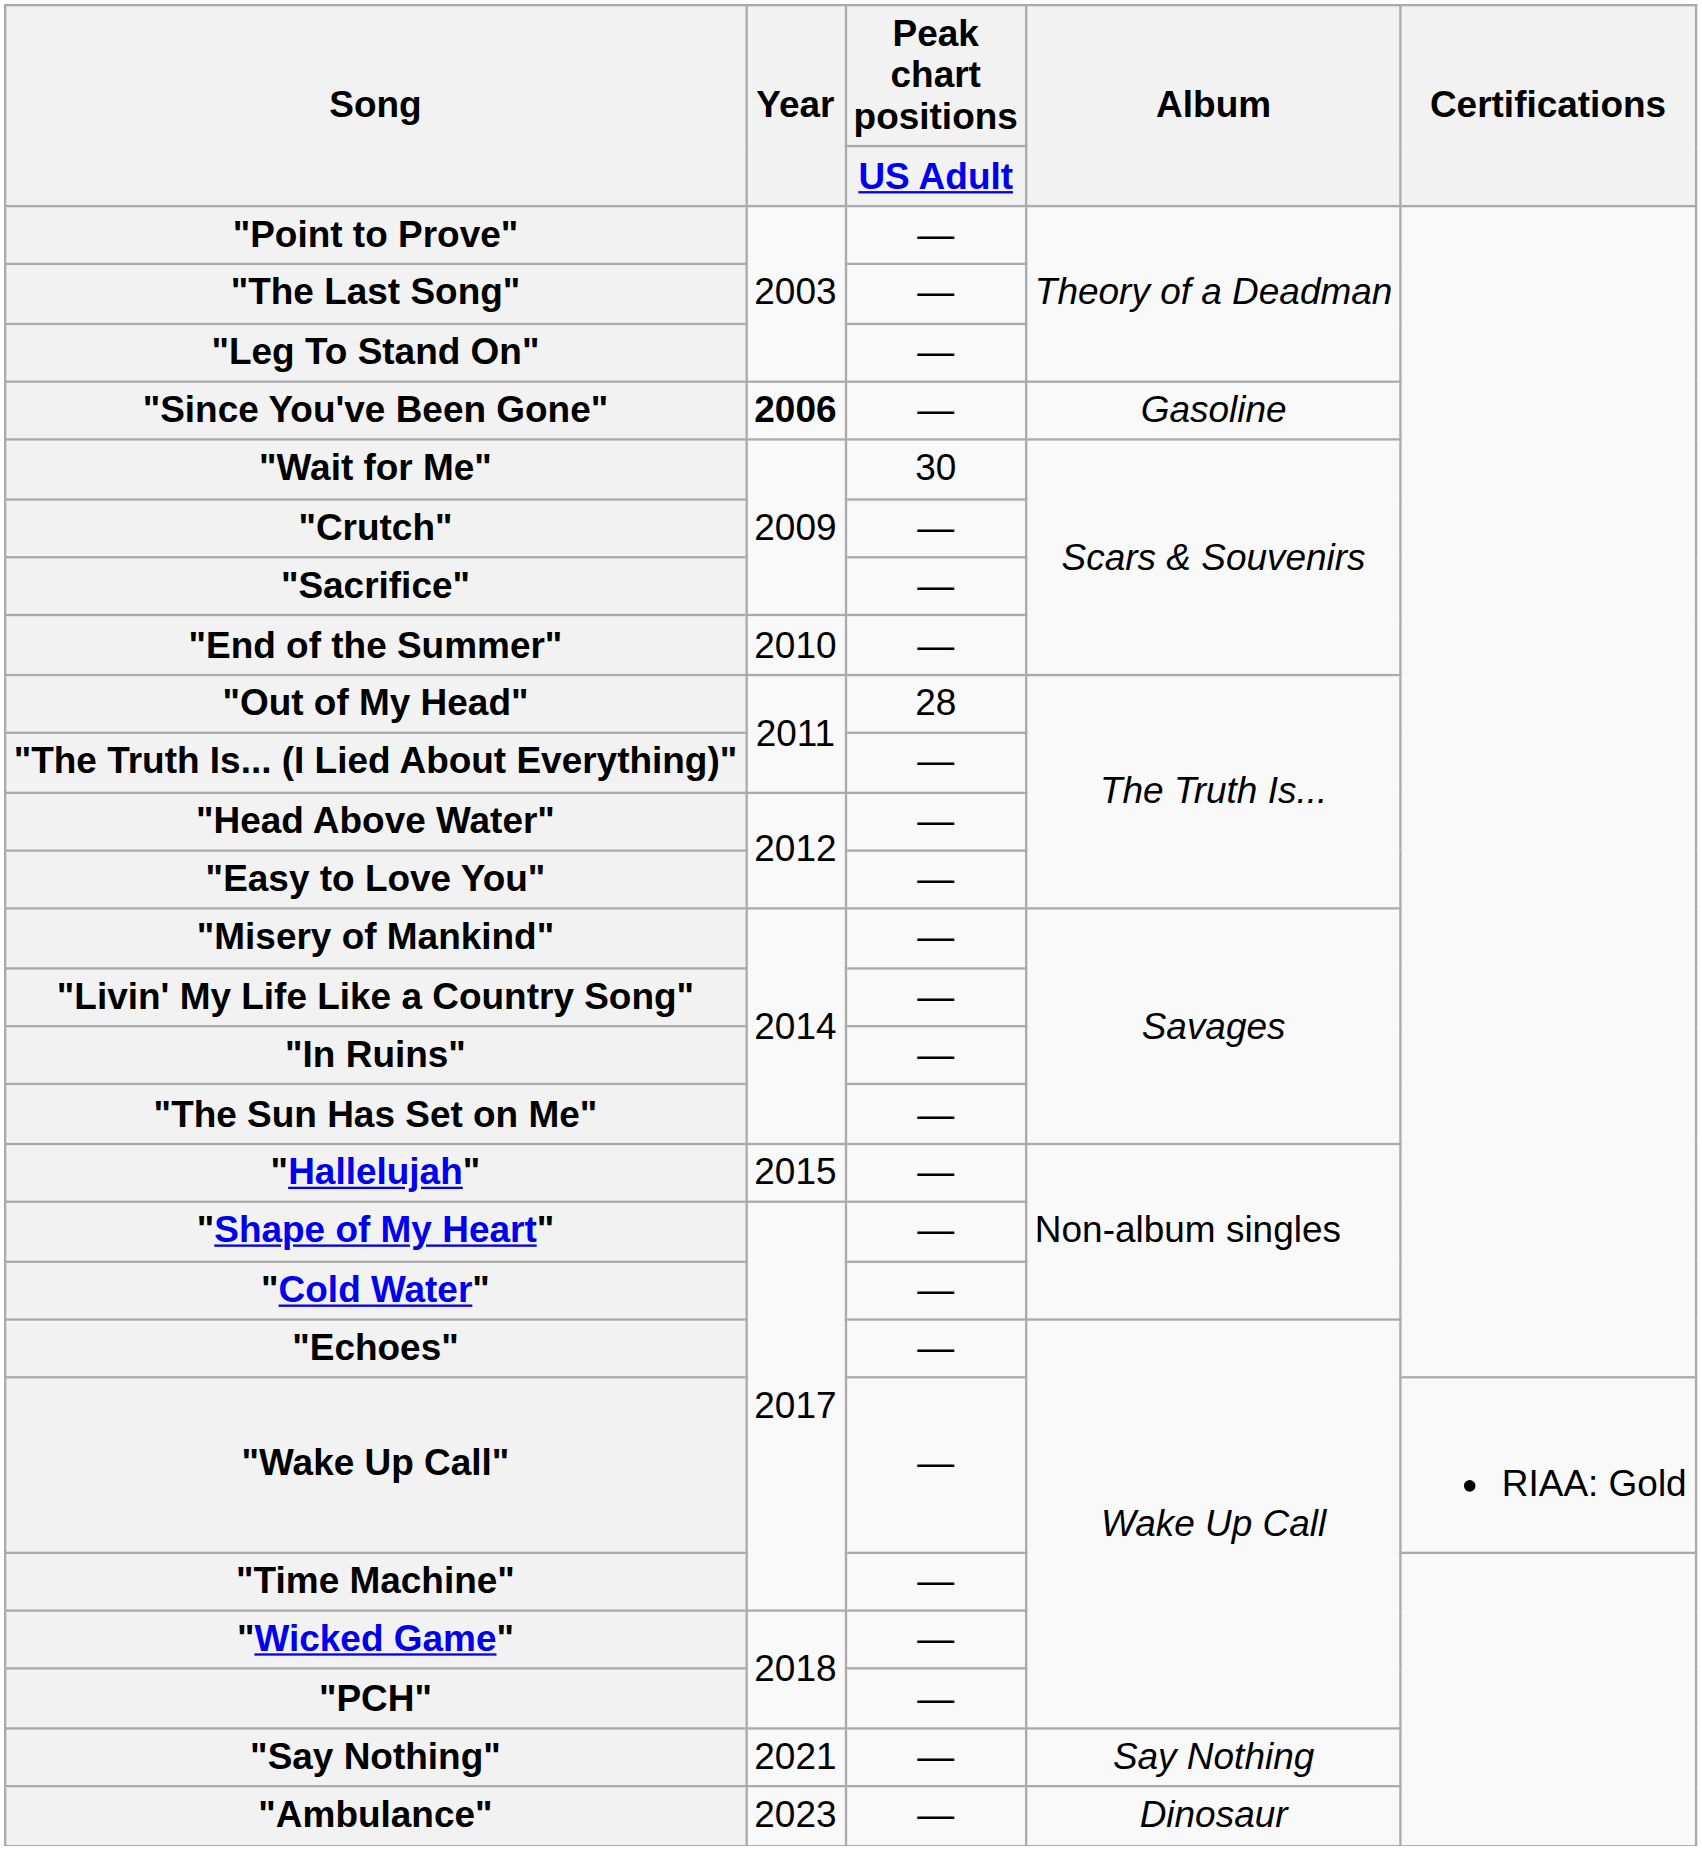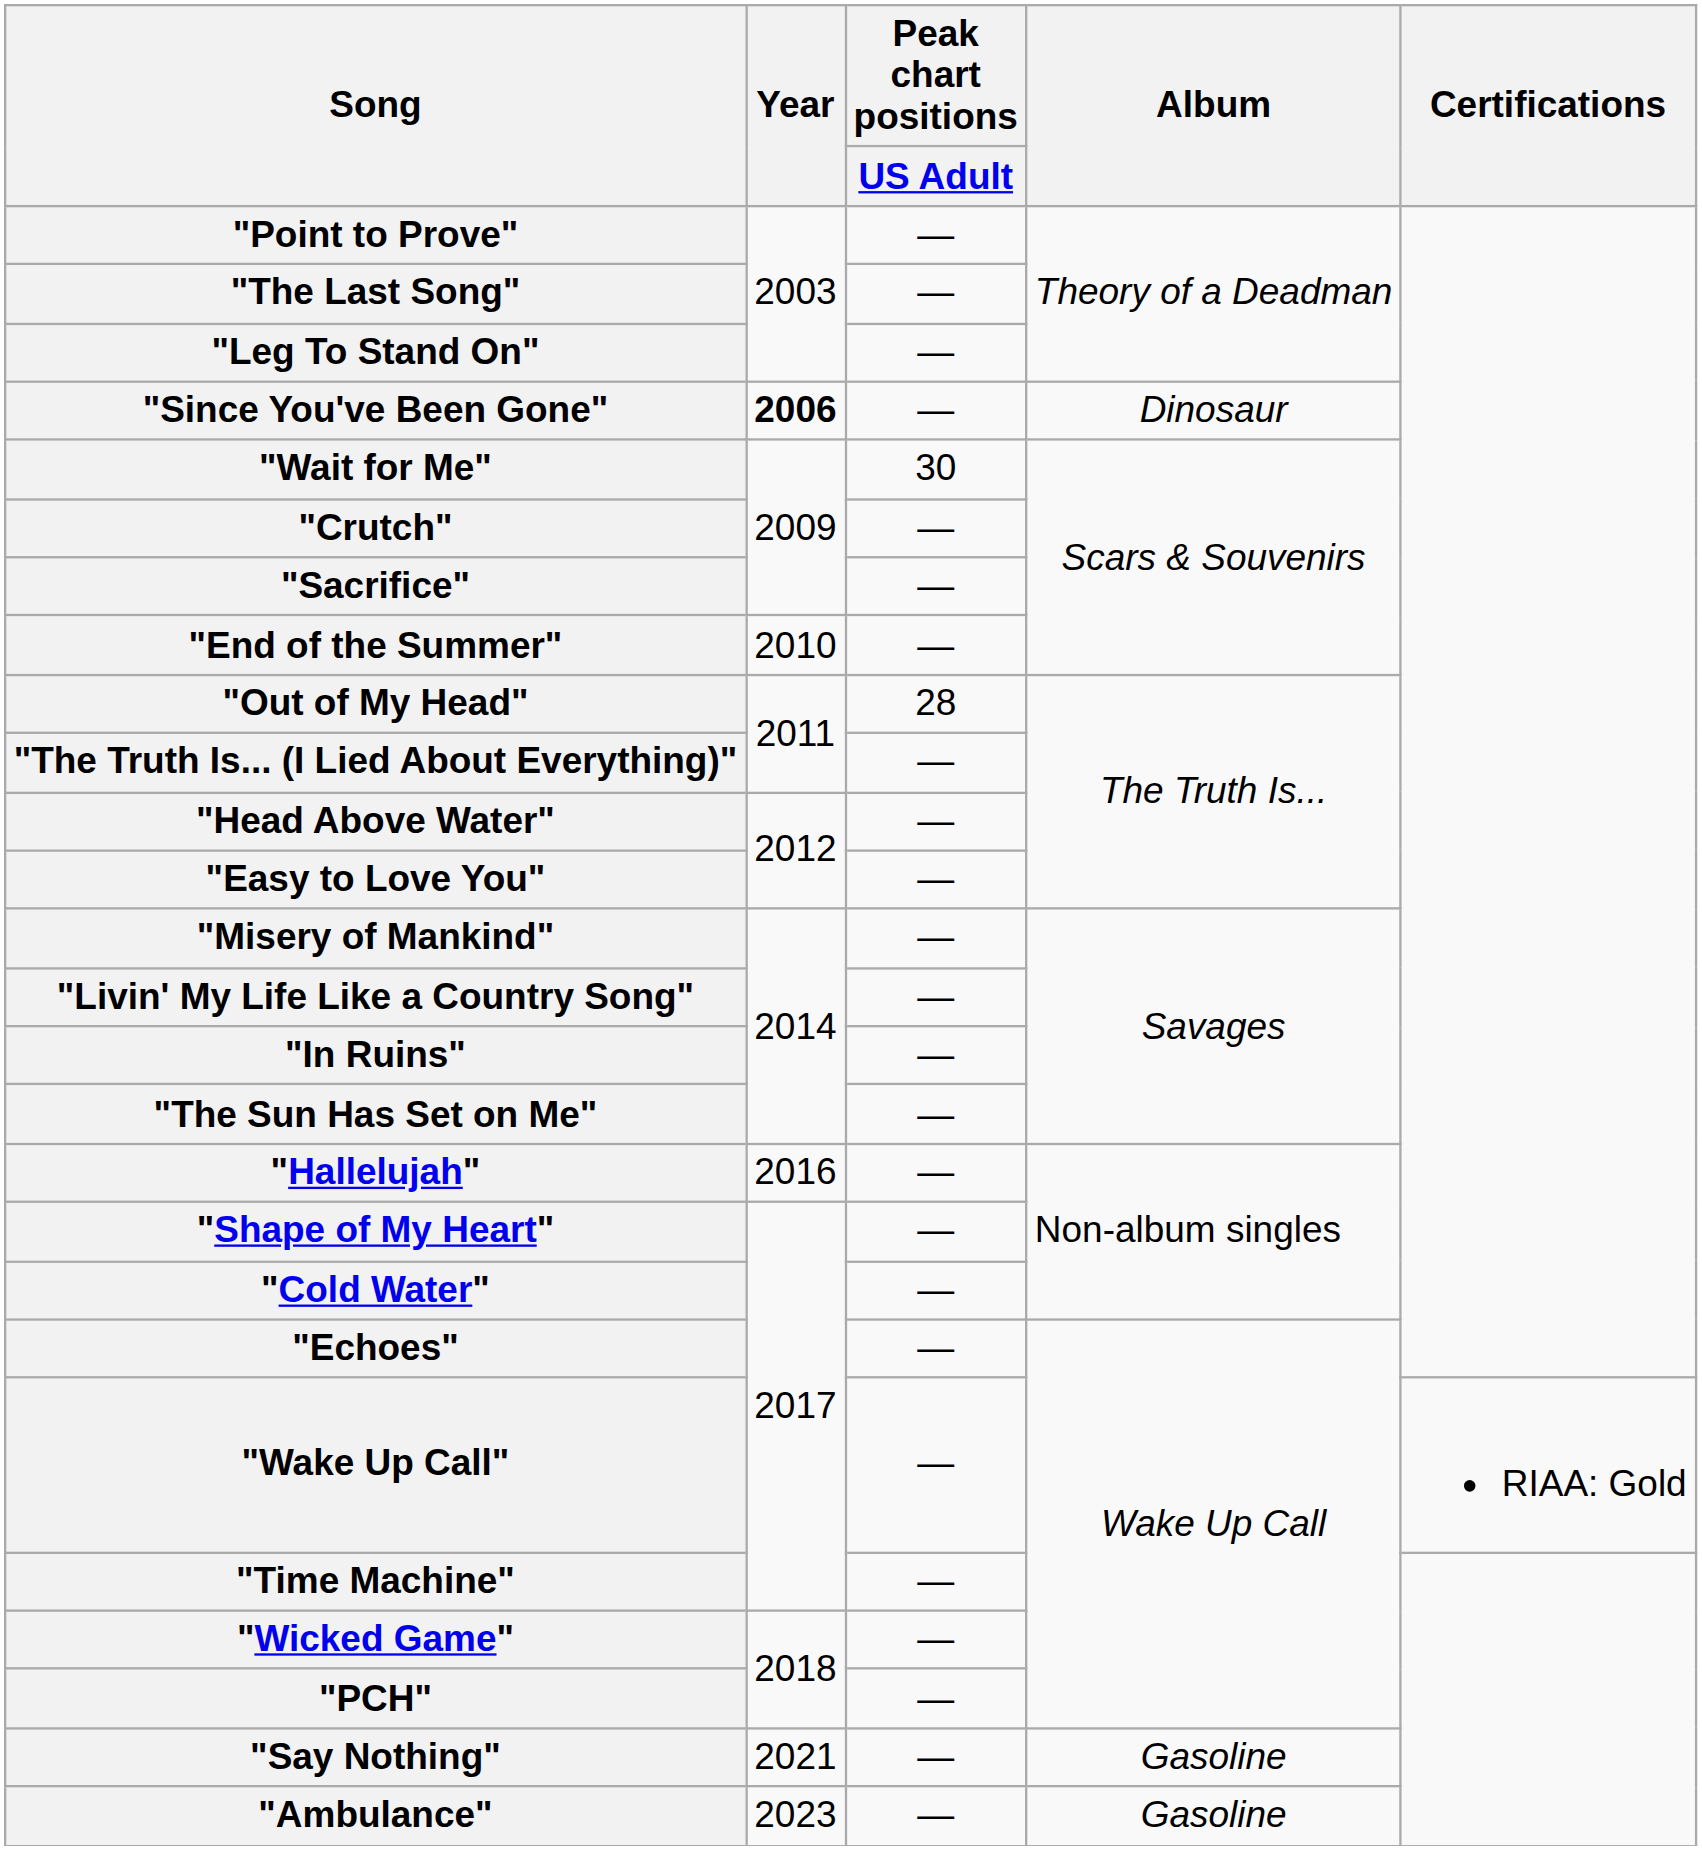(1214, 410) Gasoline -> (1214, 410) Dinosaur
(795, 1172) 2015 -> (795, 1172) 2016
(1214, 1756) Say Nothing -> (1214, 1756) Gasoline
(1214, 1815) Dinosaur -> (1214, 1815) Gasoline
